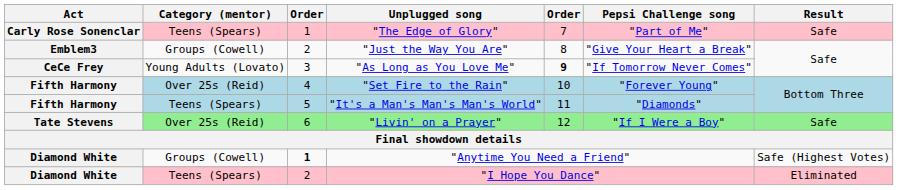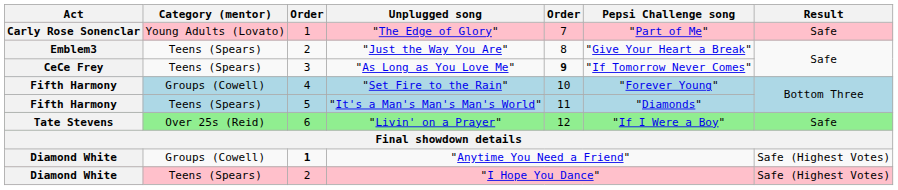(215, 31) Teens (Spears) -> (215, 31) Young Adults (Lovato)
(215, 49) Groups (Cowell) -> (215, 49) Teens (Spears)
(215, 67) Young Adults (Lovato) -> (215, 67) Teens (Spears)
(215, 85) Over 25s (Reid) -> (215, 85) Groups (Cowell)
(824, 176) Eliminated -> (824, 176) Safe (Highest Votes)
